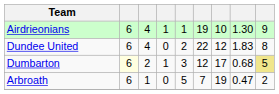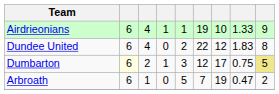(243, 30) 1.30 -> (243, 30) 1.33
(243, 64) 0.68 -> (243, 64) 0.75
